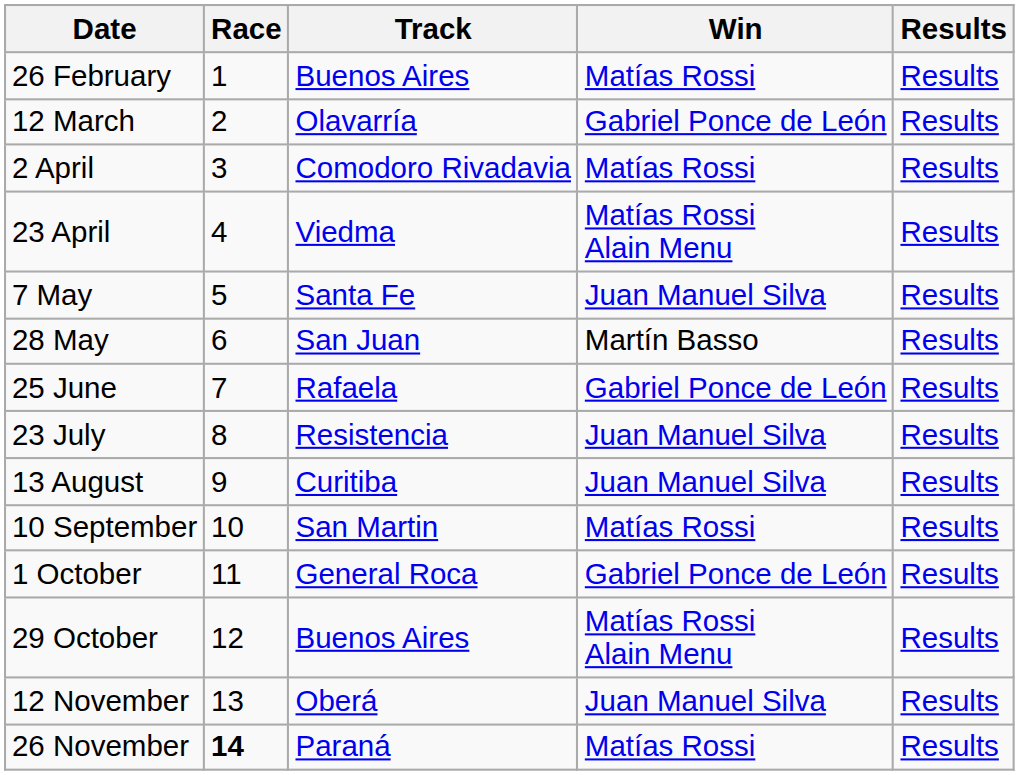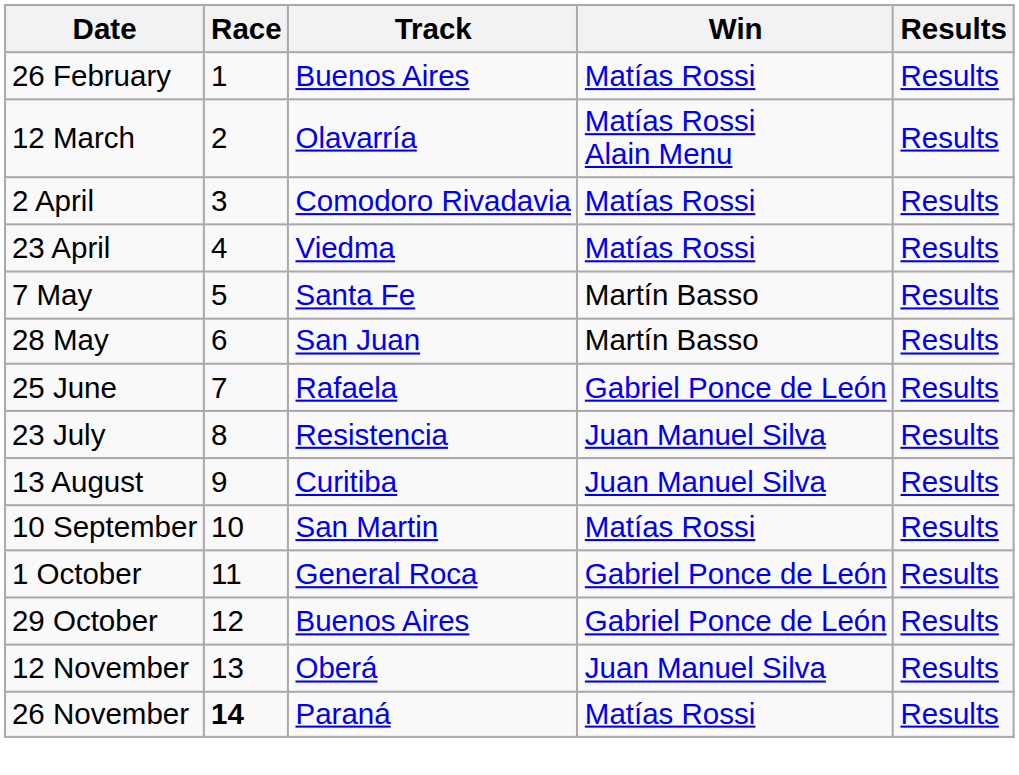(736, 122) Gabriel Ponce de León -> (670, 138) Matías Rossi Alain Menu
(670, 232) Matías Rossi Alain Menu -> (670, 248) Matías Rossi
(705, 295) Juan Manuel Silva -> (672, 295) Martín Basso
(670, 638) Matías Rossi Alain Menu -> (736, 621) Gabriel Ponce de León
